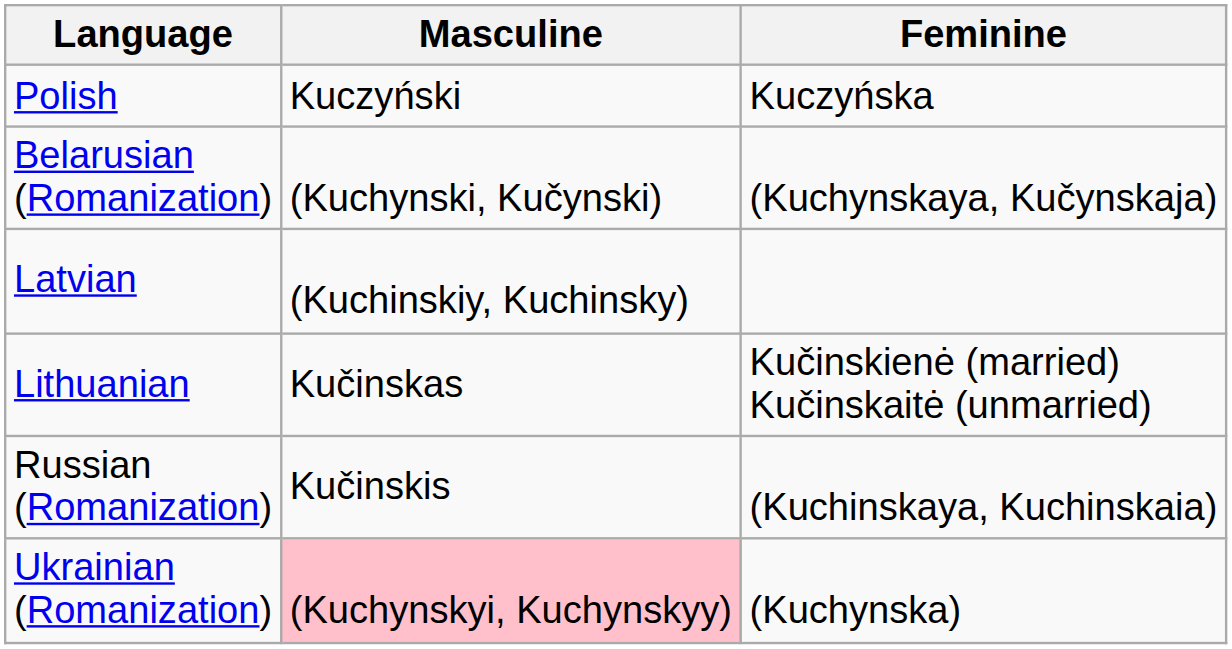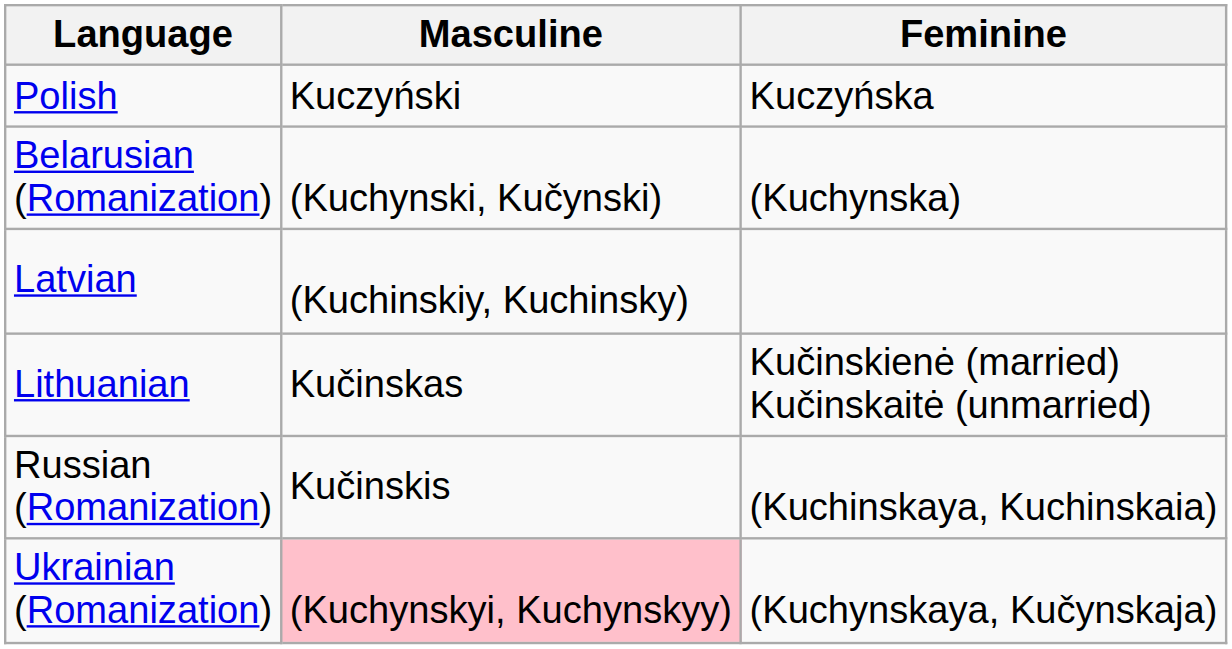(983, 198) (Kuchynskaya, Kučynskaja) -> (855, 198) (Kuchynska)
(855, 611) (Kuchynska) -> (983, 611) (Kuchynskaya, Kučynskaja)
